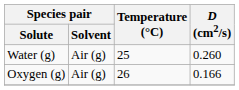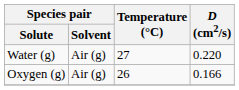(123, 54) 25 -> (123, 54) 27
(207, 54) 0.260 -> (207, 54) 0.220
